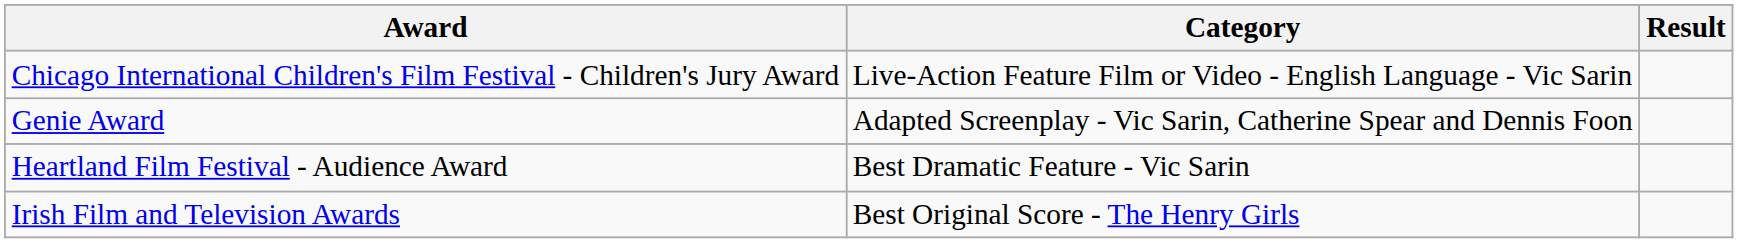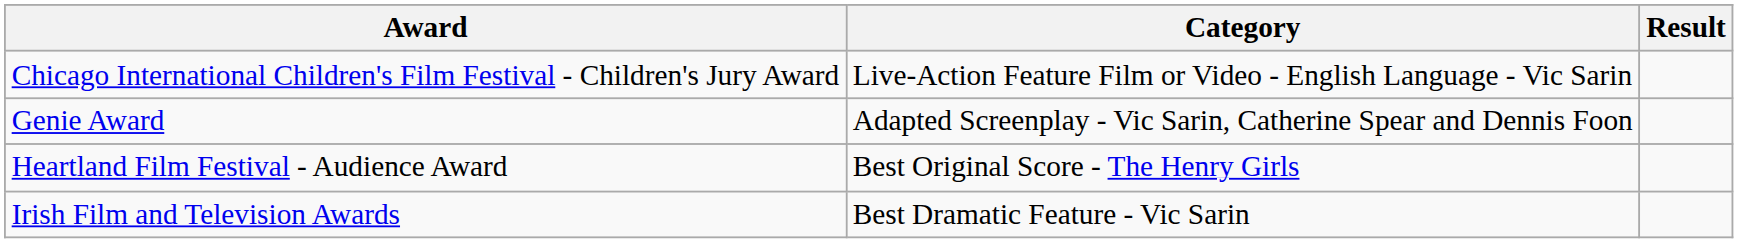(1051, 167) Best Dramatic Feature - Vic Sarin -> (1076, 167) Best Original Score - The Henry Girls
(1076, 213) Best Original Score - The Henry Girls -> (1051, 213) Best Dramatic Feature - Vic Sarin
